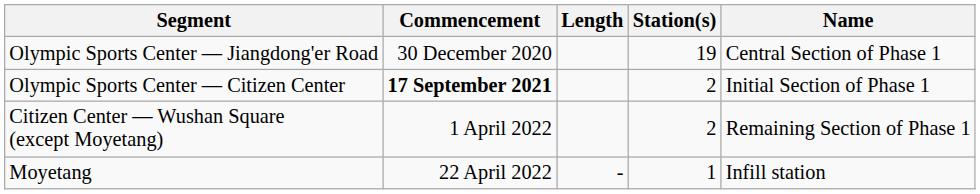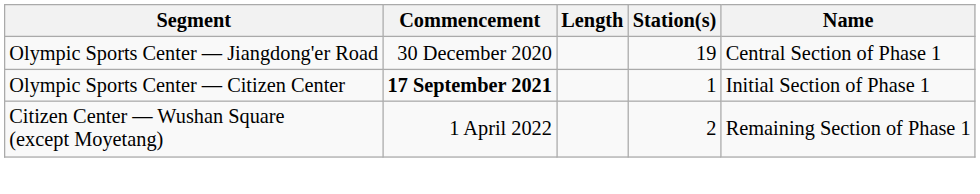(711, 85) 2 -> (711, 85) 1
- row: (51, 172)
